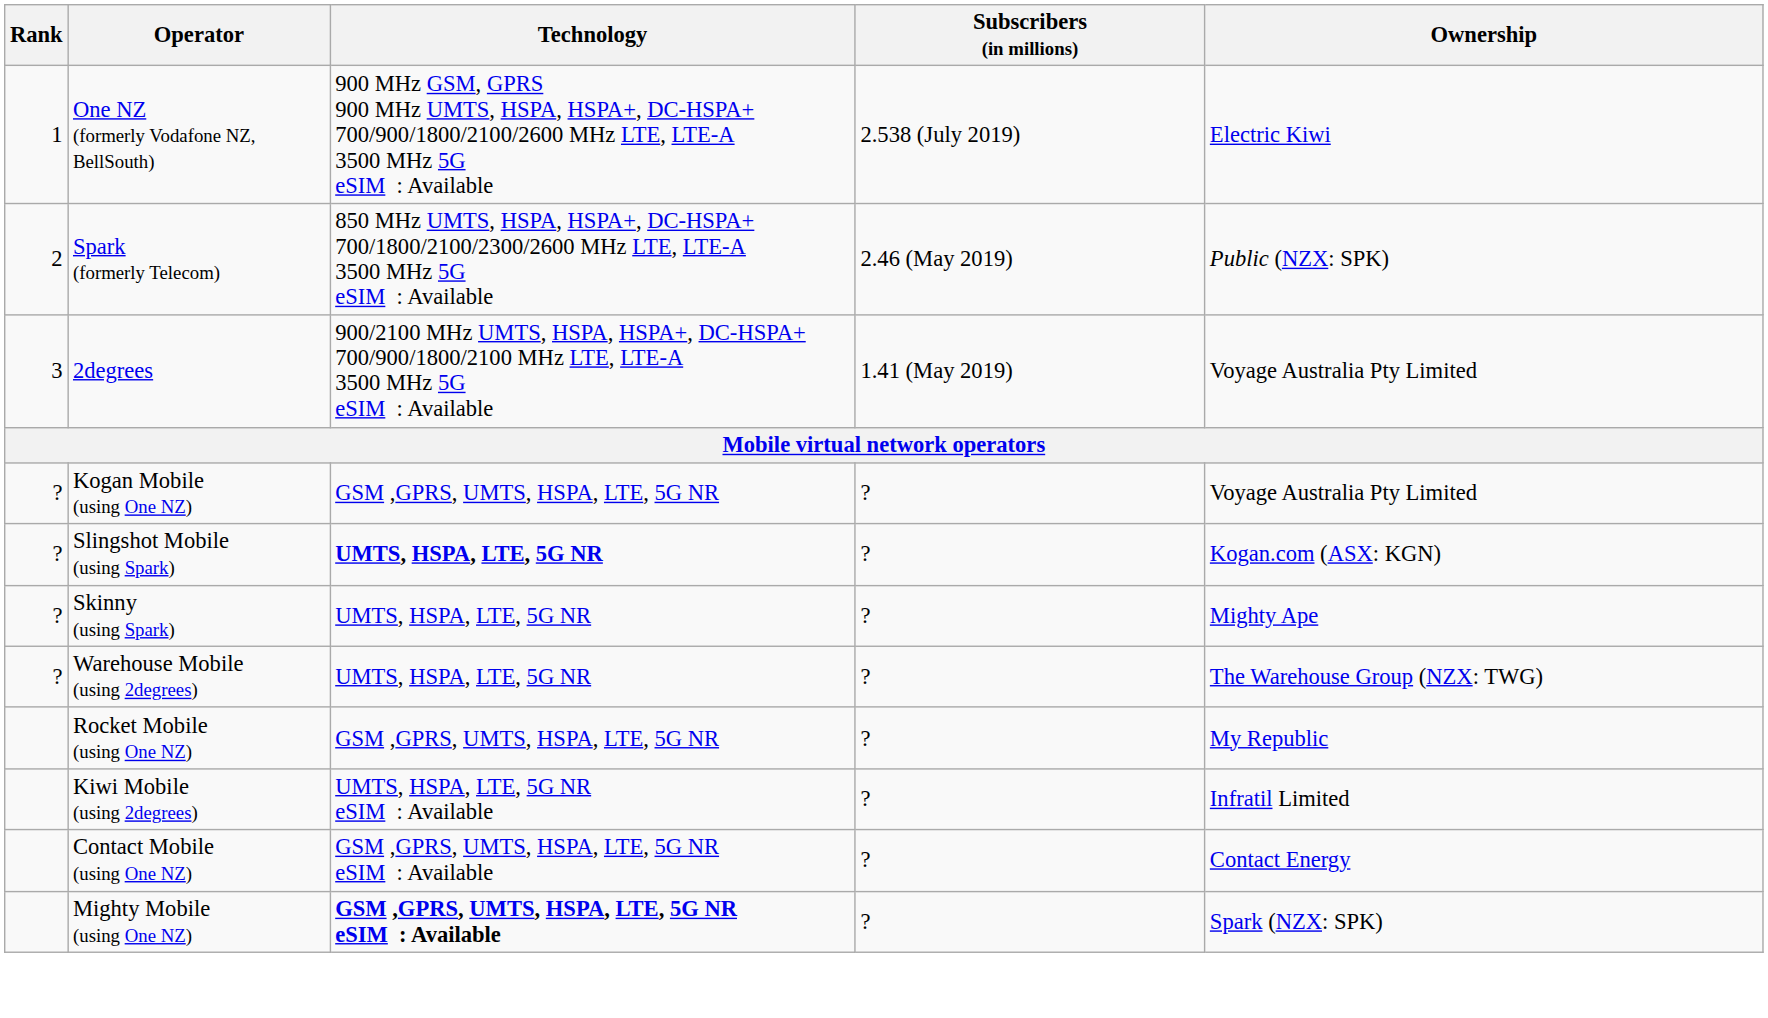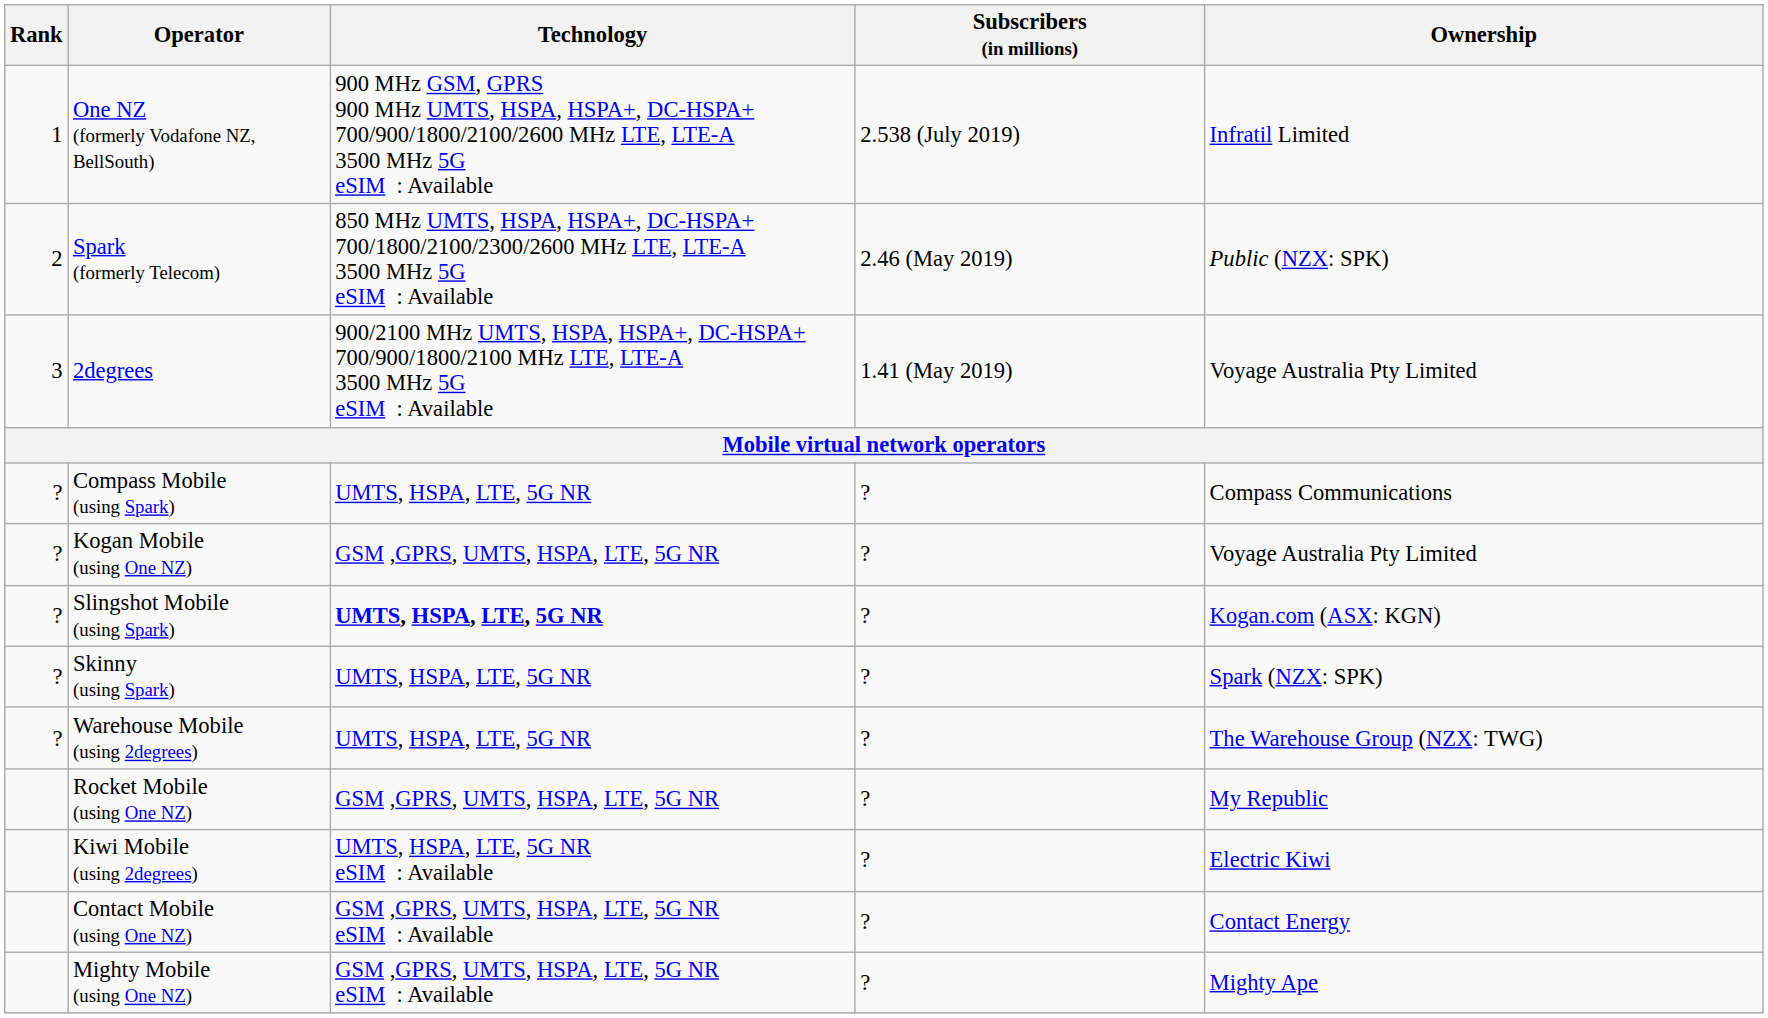(1270, 134) Electric Kiwi -> (1279, 134) Infratil Limited
+ row: (150, 493)
(1264, 615) Mighty Ape -> (1296, 676) Spark (NZX: SPK)
(1280, 798) Infratil Limited -> (1270, 860) Electric Kiwi
(536, 921) bold -> (527, 982) normal
(1296, 921) Spark (NZX: SPK) -> (1264, 982) Mighty Ape
